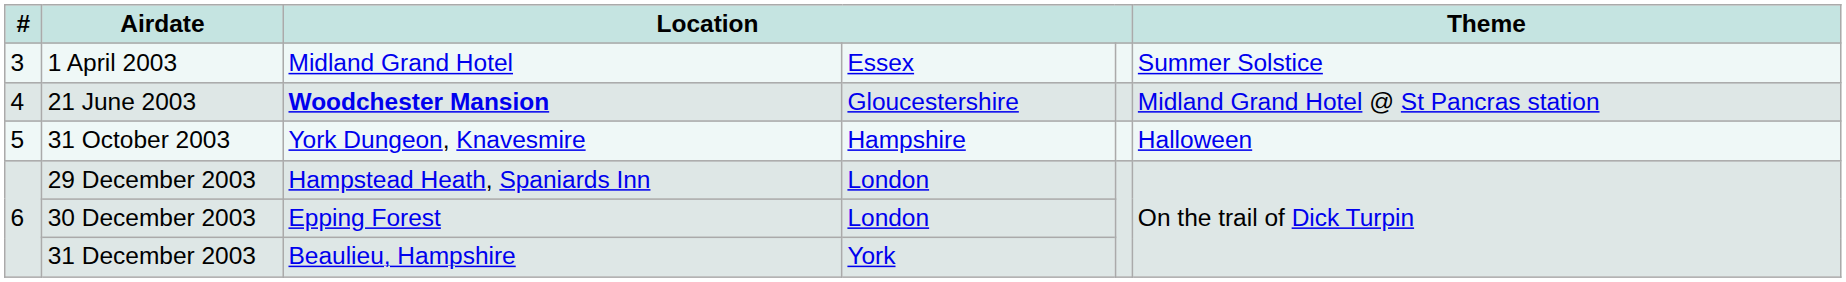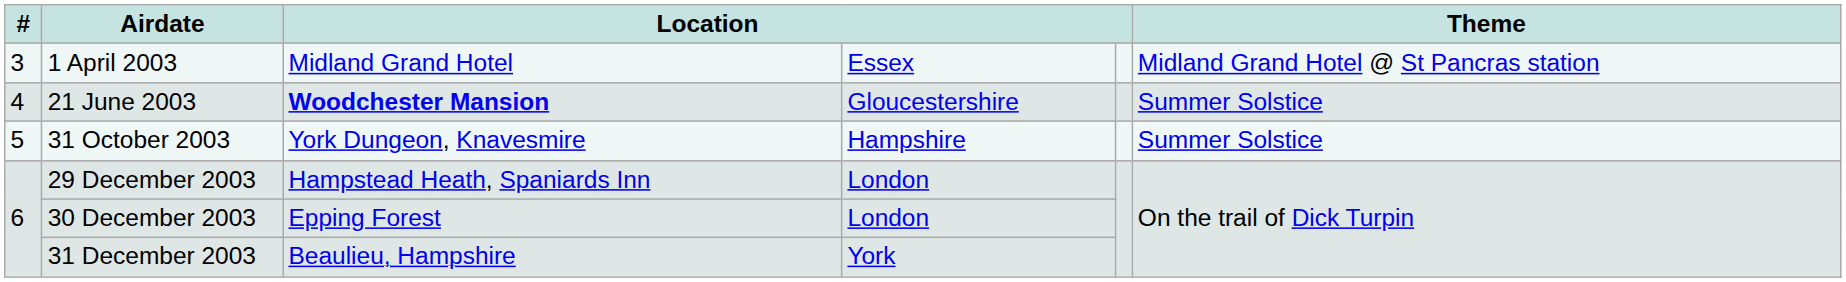(1230, 62) Summer Solstice -> (1369, 62) Midland Grand Hotel @ St Pancras station
(1369, 101) Midland Grand Hotel @ St Pancras station -> (1230, 101) Summer Solstice
(1195, 140) Halloween -> (1230, 140) Summer Solstice
